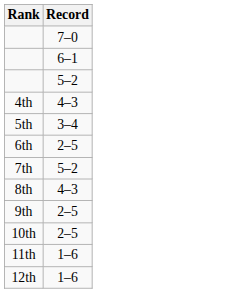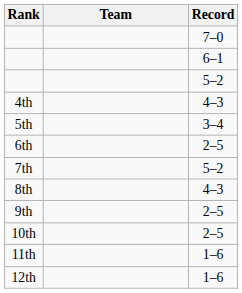+ column: (116, 15)
